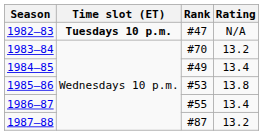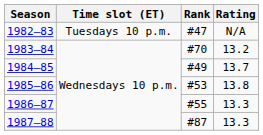(119, 31) bold -> (119, 31) normal
(236, 67) 13.4 -> (236, 67) 13.7
(236, 103) 13.4 -> (236, 103) 13.3
(236, 121) 13.2 -> (236, 121) 13.3
